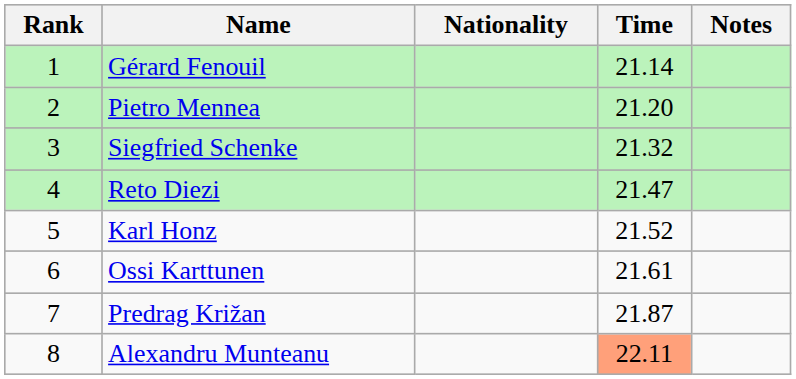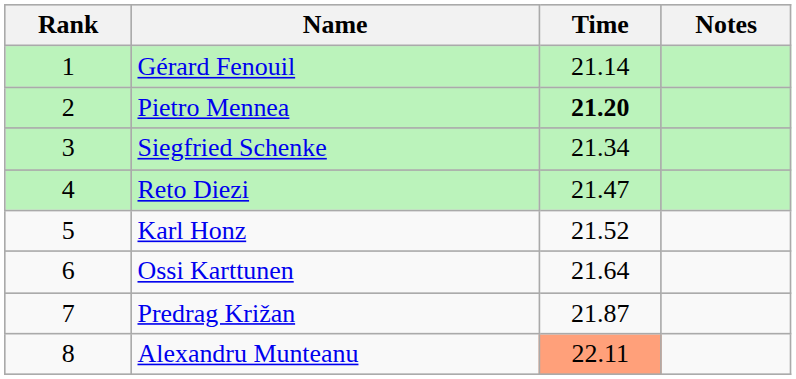- column: (506, 25)
(644, 107) normal -> (600, 107) bold
(644, 148) 21.32 -> (600, 148) 21.34
(644, 271) 21.61 -> (600, 271) 21.64
